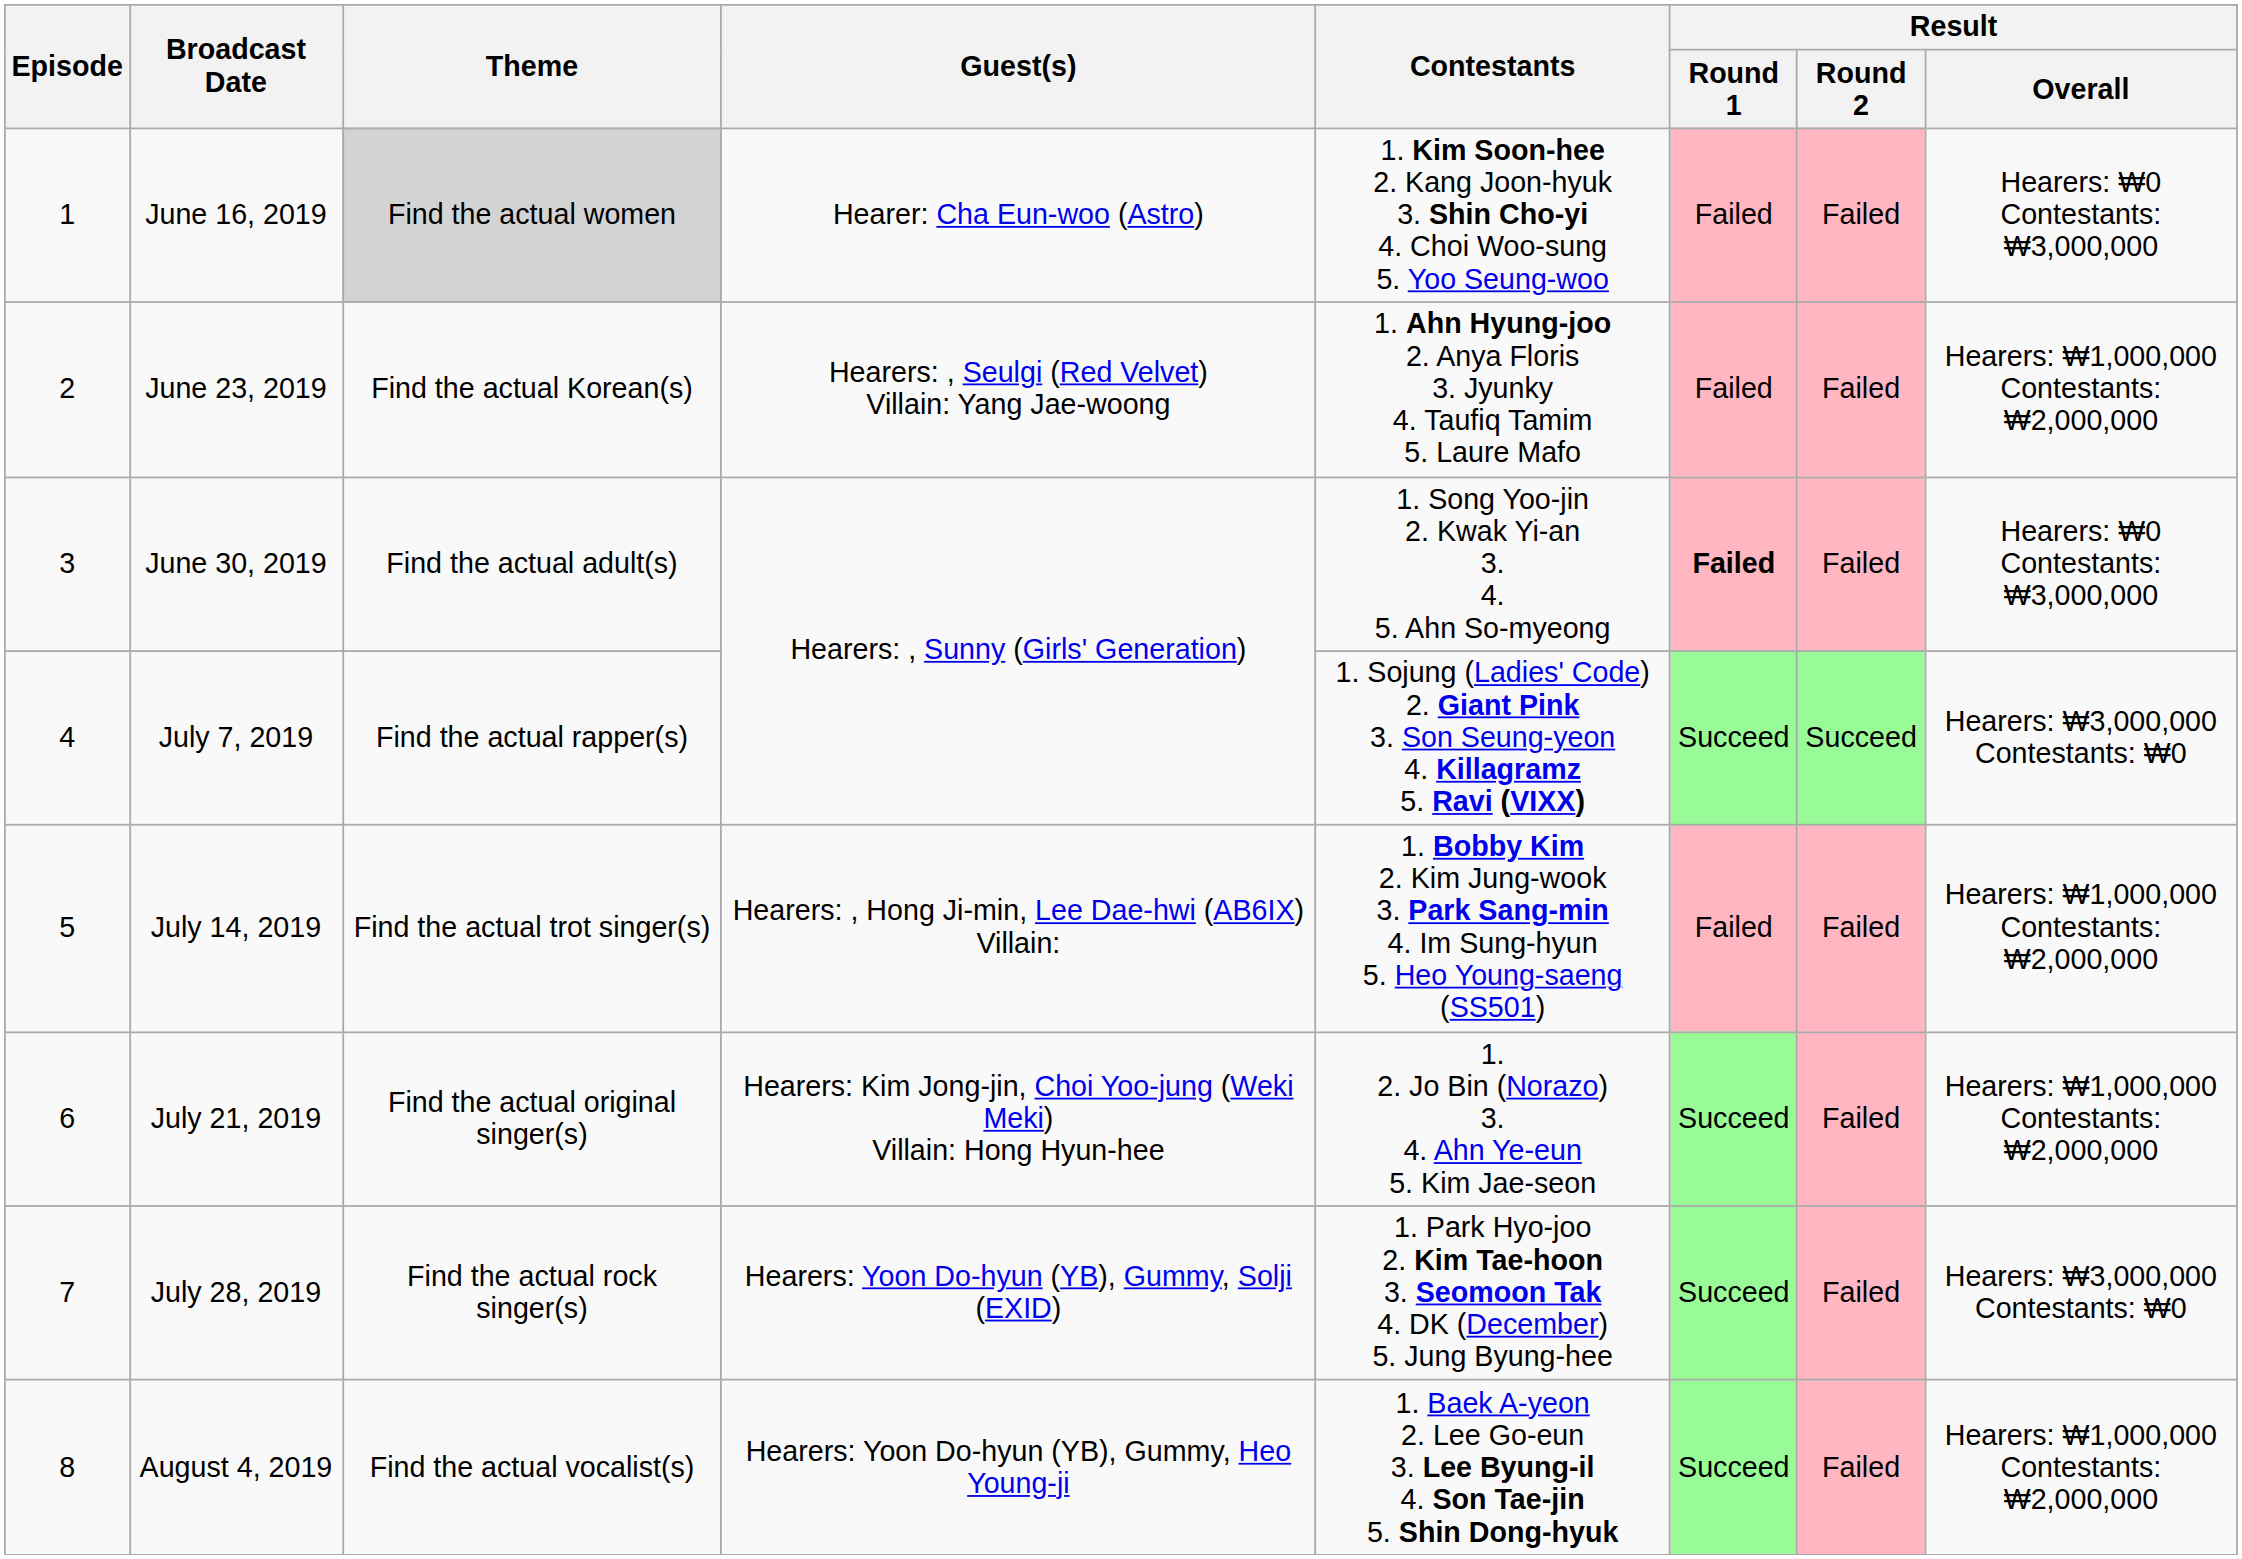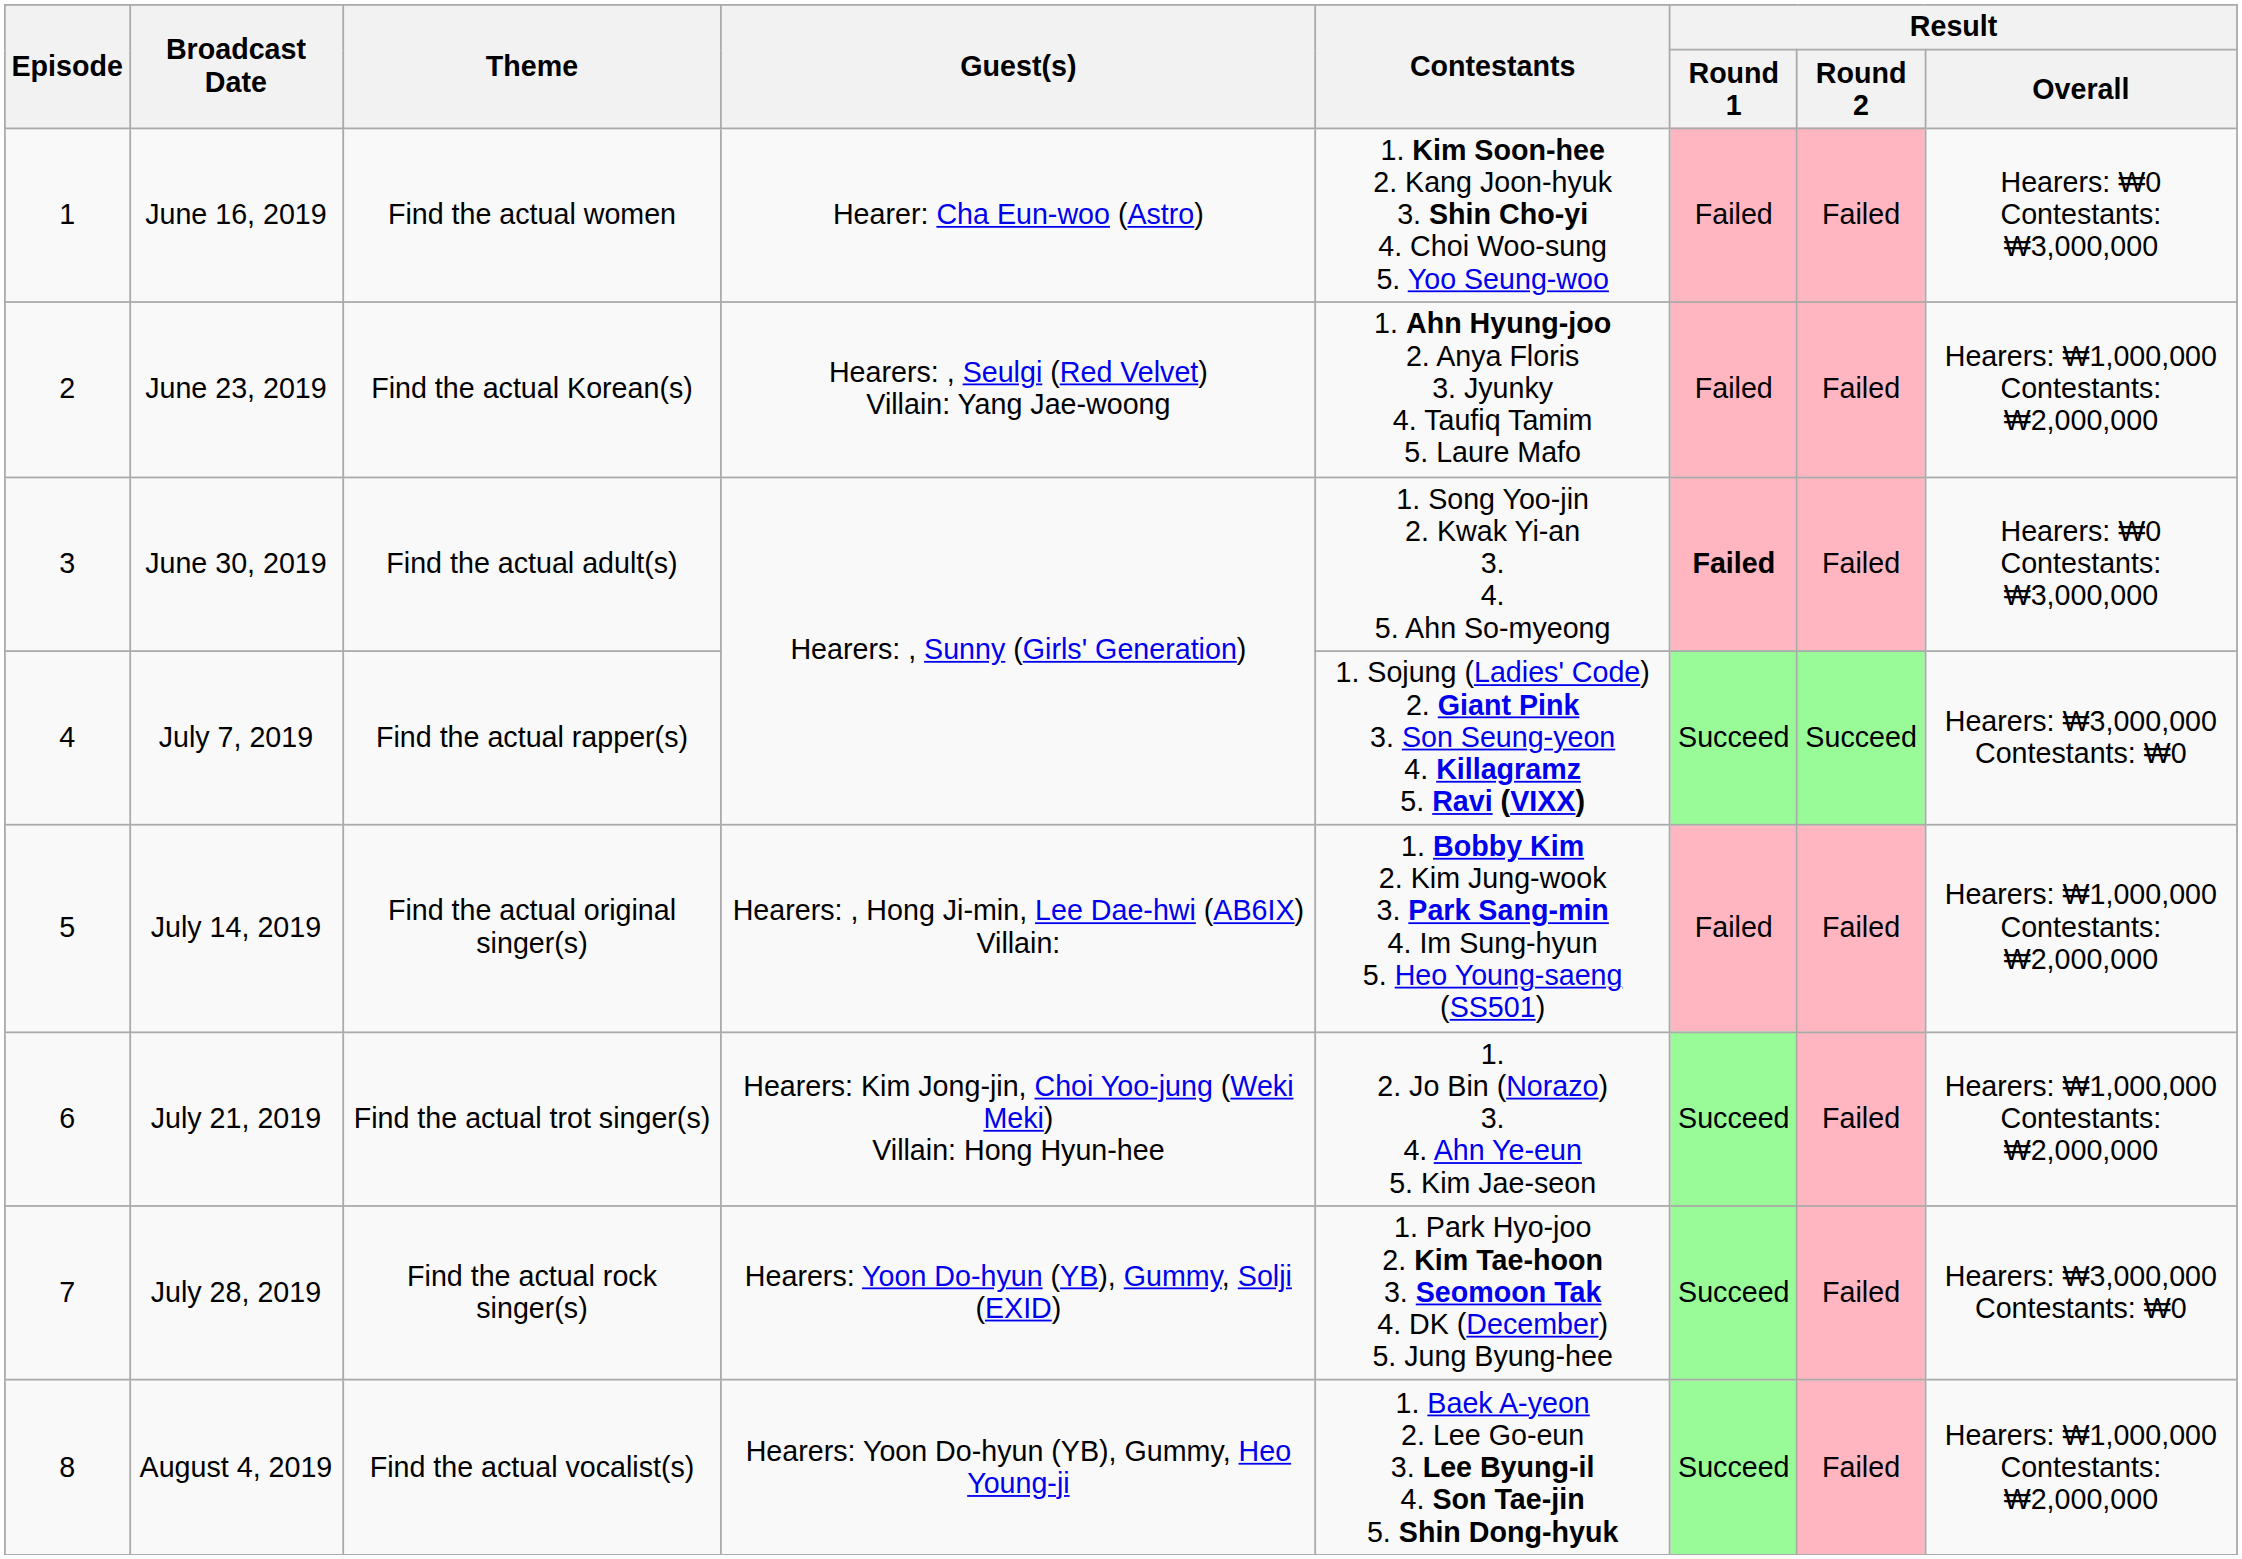(532, 214) lightgrey background -> (532, 214) no background
(532, 928) Find the actual trot singer(s) -> (532, 928) Find the actual original singer(s)
(532, 1118) Find the actual original singer(s) -> (532, 1118) Find the actual trot singer(s)
